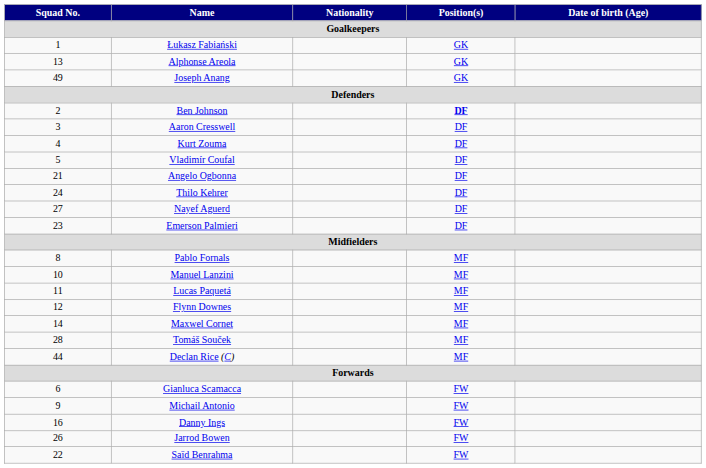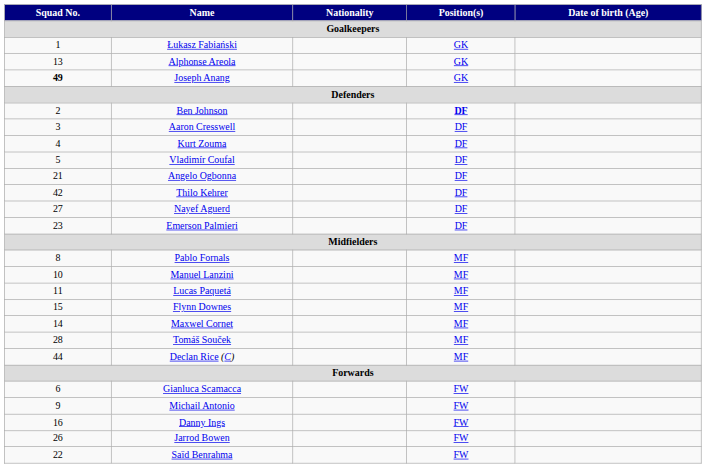(58, 78) normal -> (58, 78) bold
(58, 193) 24 -> (58, 193) 42
(58, 308) 12 -> (58, 308) 15
